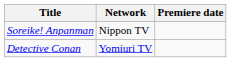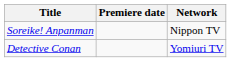columns swapped: (126, 13) <-> (190, 13)
